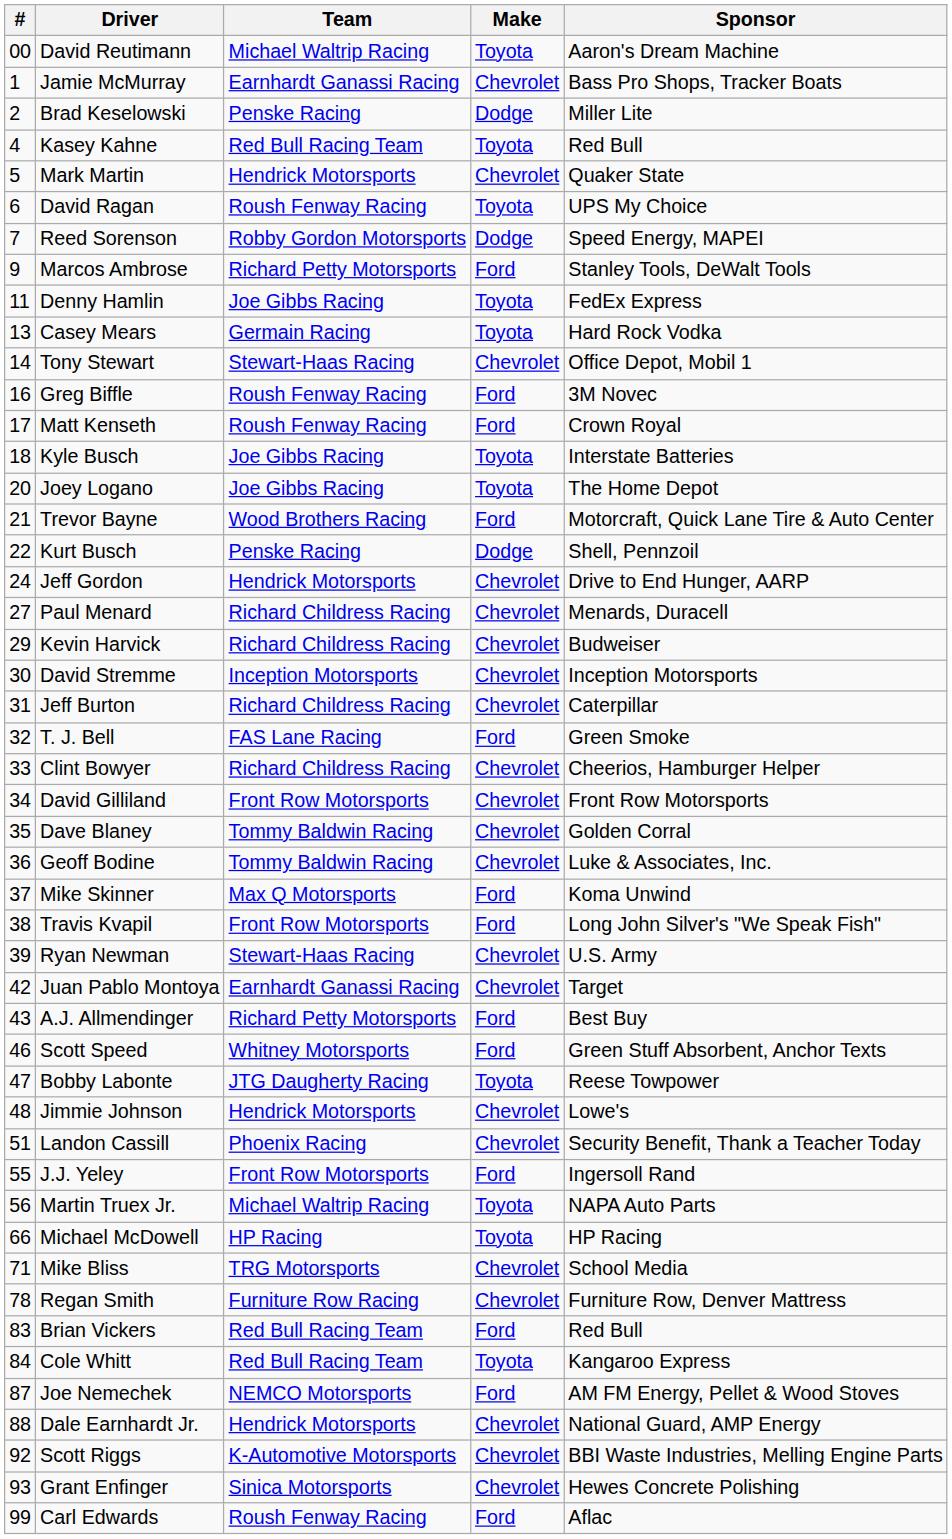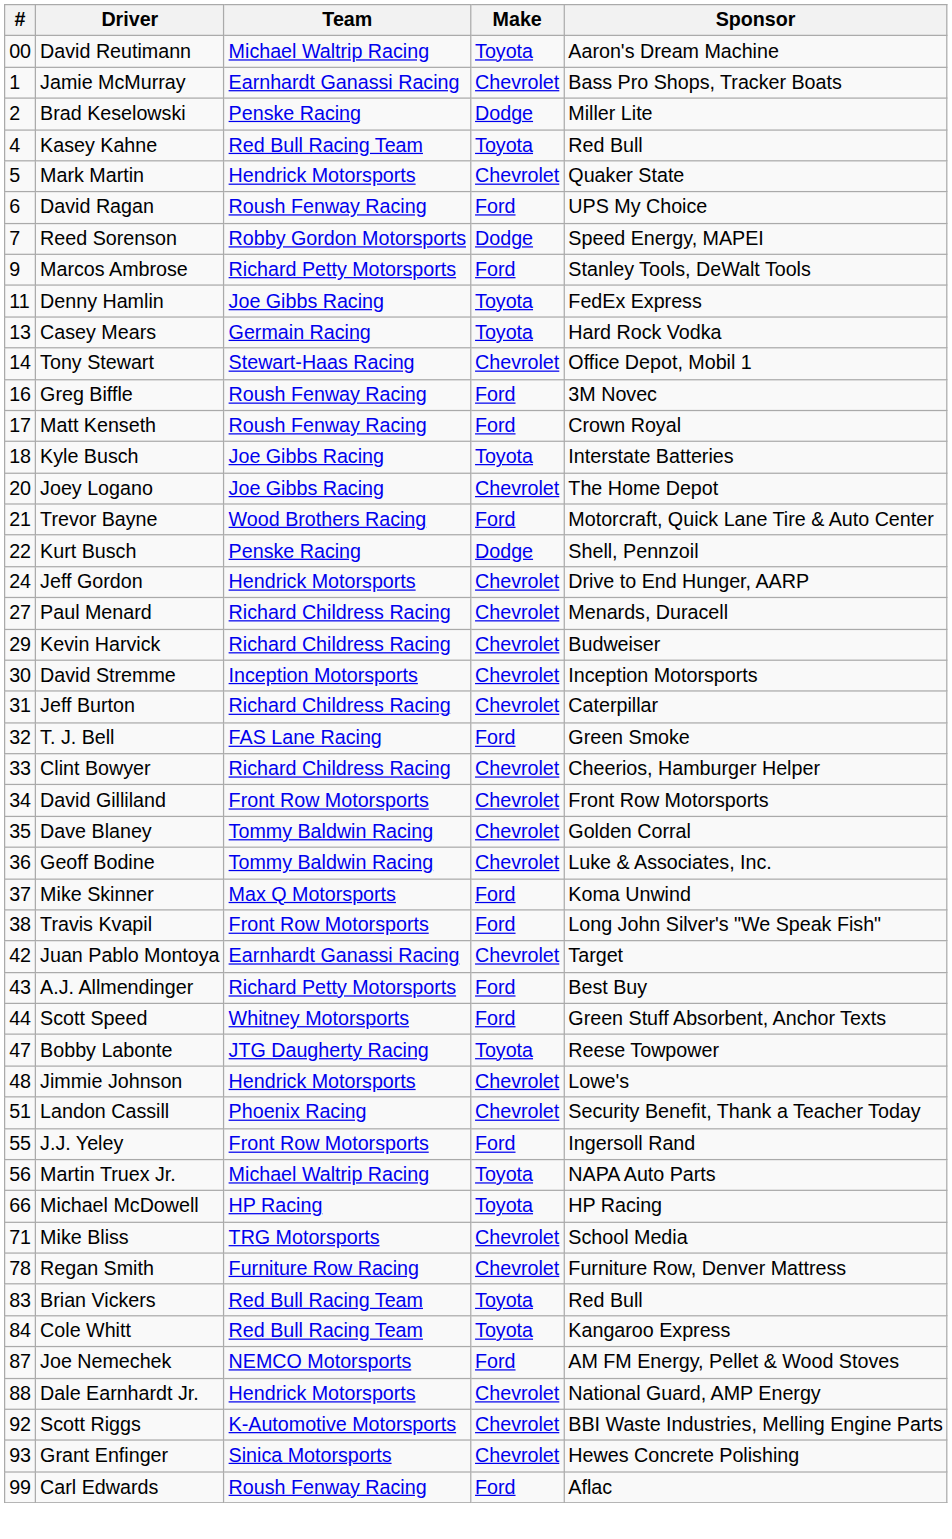(504, 207) Toyota -> (495, 207) Ford
(504, 488) Toyota -> (517, 488) Chevrolet
- row: (105, 956)
(20, 1050) 46 -> (20, 1018) 44
(495, 1330) Ford -> (504, 1299) Toyota
